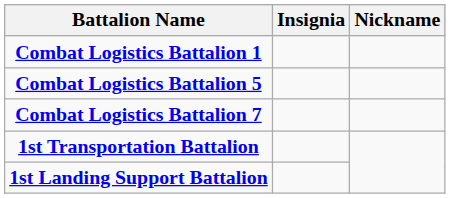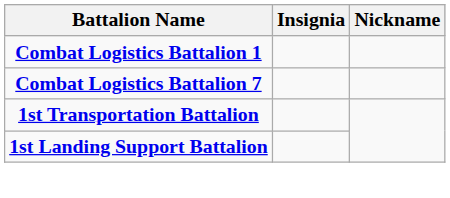- row: (138, 83)
